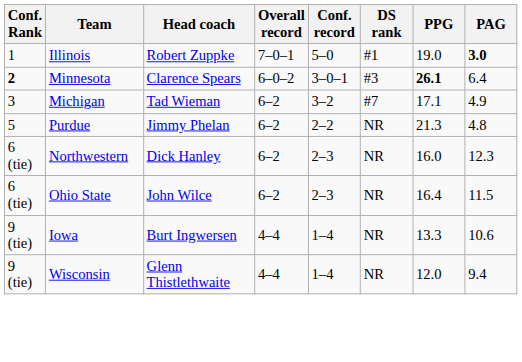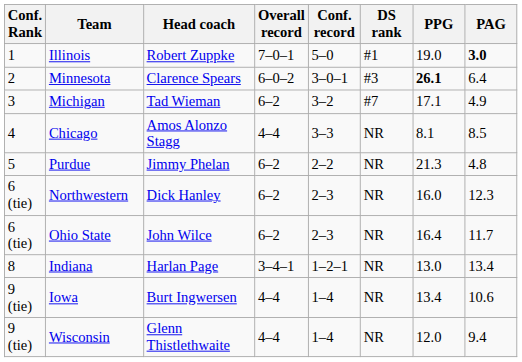(11, 78) bold -> (11, 78) normal
+ row: (73, 132)
(481, 195) 11.5 -> (481, 235) 11.7
+ row: (71, 266)
(429, 235) 13.3 -> (429, 297) 13.4
